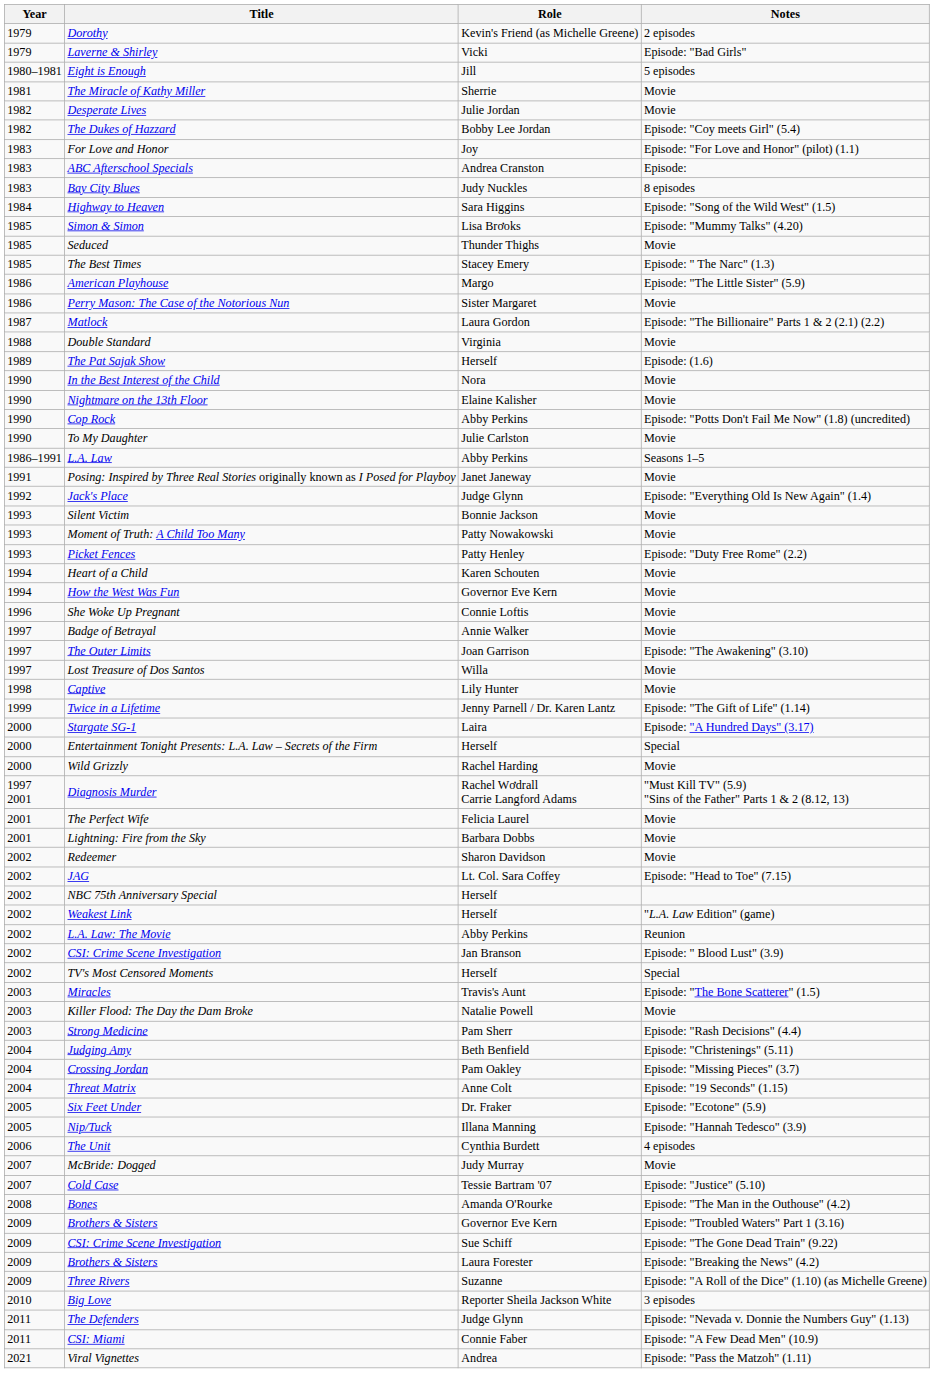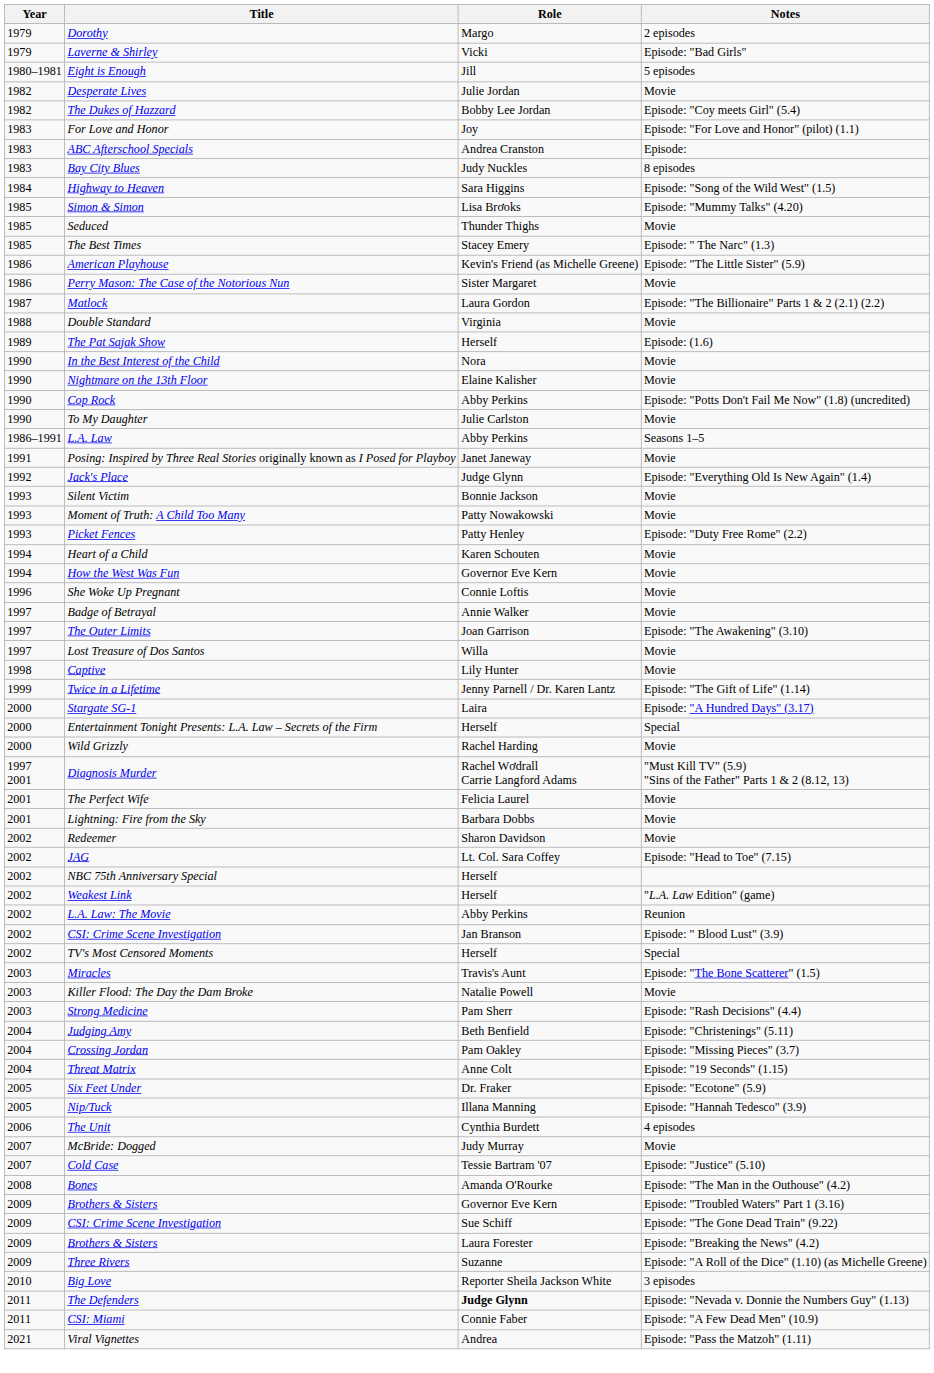(550, 33) Kevin's Friend (as Michelle Greene) -> (477, 33) Margo
- row: (136, 91)
(477, 284) Margo -> (550, 264) Kevin's Friend (as Michelle Greene)
(492, 1319) normal -> (495, 1300) bold
